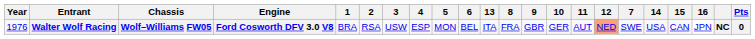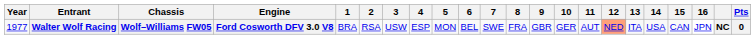columns swapped: (631, 12) <-> (490, 12)
(17, 27) 1976 -> (17, 27) 1977
